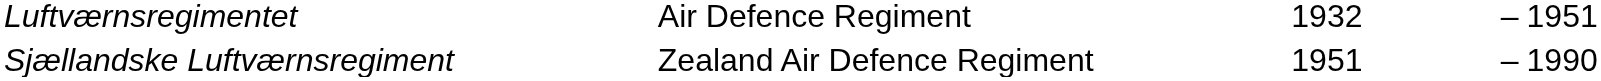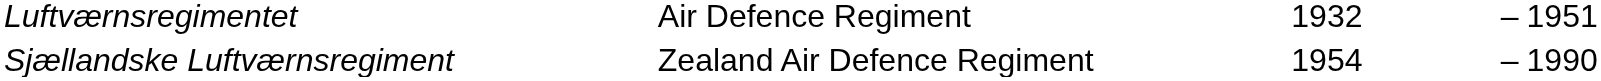(1327, 60) 1951 -> (1327, 60) 1954
